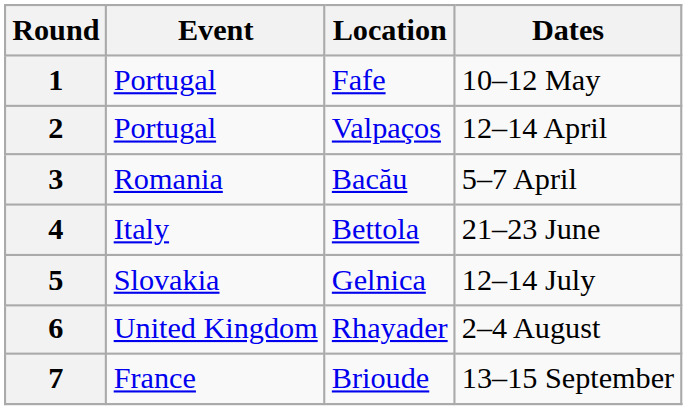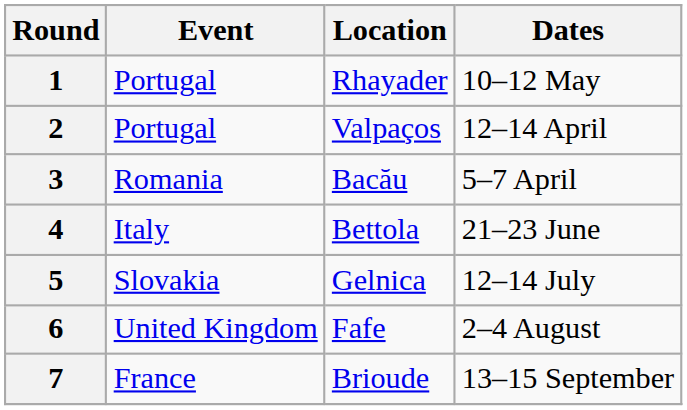(359, 79) Fafe -> (390, 79) Rhayader
(390, 329) Rhayader -> (359, 329) Fafe
